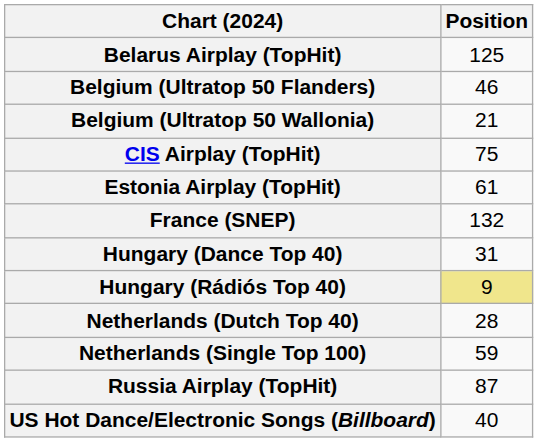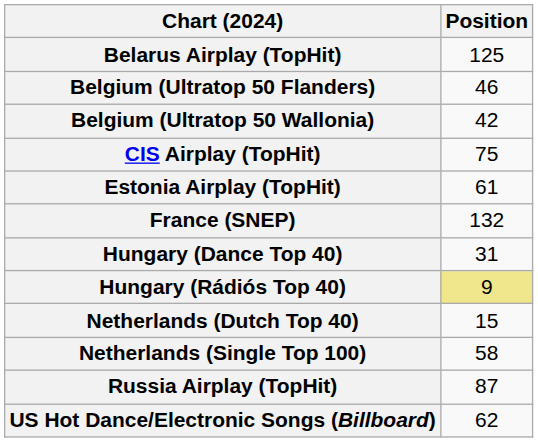(487, 120) 21 -> (487, 120) 42
(487, 320) 28 -> (487, 320) 15
(487, 353) 59 -> (487, 353) 58
(487, 420) 40 -> (487, 420) 62
